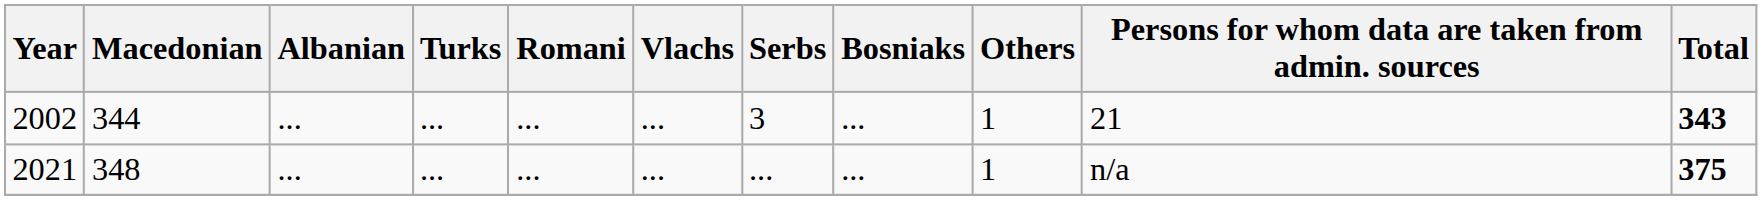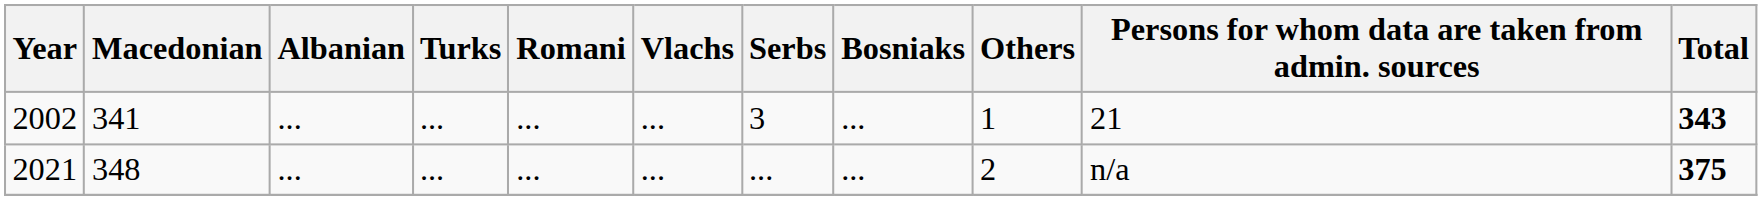(116, 117) 344 -> (116, 117) 341
(988, 169) 1 -> (988, 169) 2
